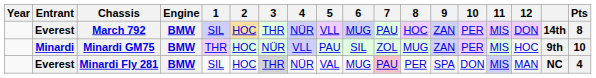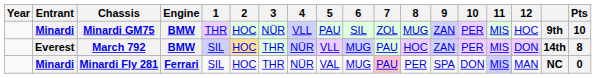rows swapped: (119, 30) <-> (119, 47)
(55, 64) Everest -> (55, 64) Minardi
(181, 64) BMW -> (181, 64) Ferrari
(273, 64) lightgrey background -> (273, 64) no background
(579, 64) 4 -> (579, 64) 0
